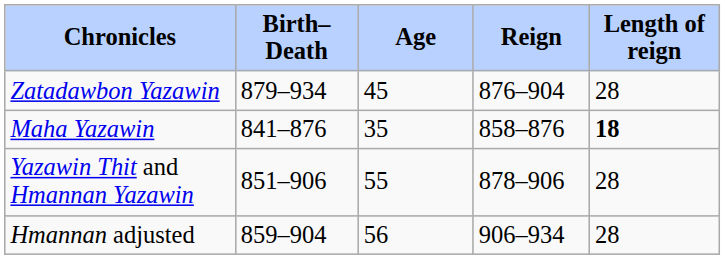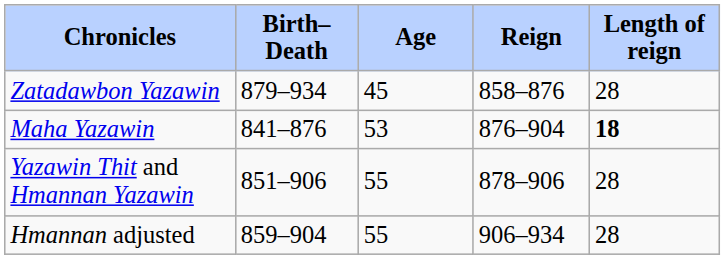(522, 90) 876–904 -> (522, 90) 858–876
(376, 129) 35 -> (376, 129) 53
(522, 129) 858–876 -> (522, 129) 876–904
(376, 234) 56 -> (376, 234) 55
